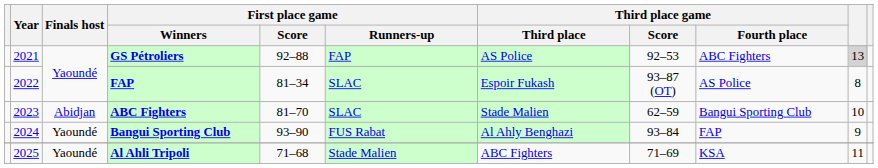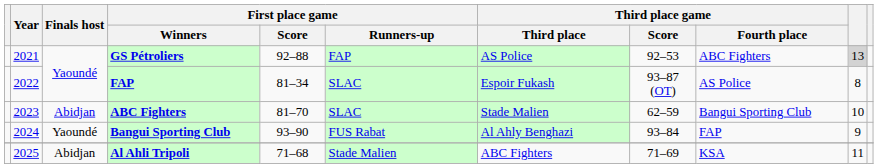(75, 152) Yaoundé -> (75, 152) Abidjan
